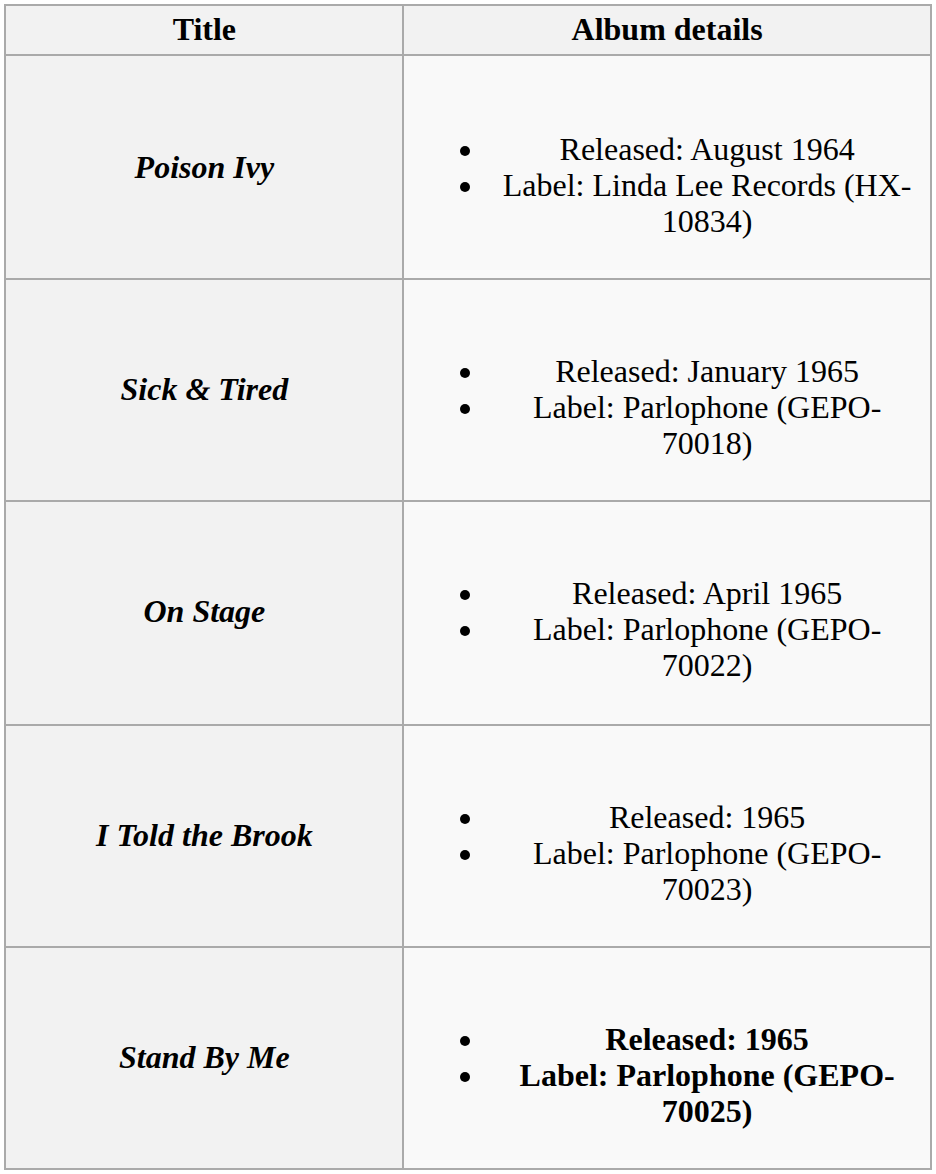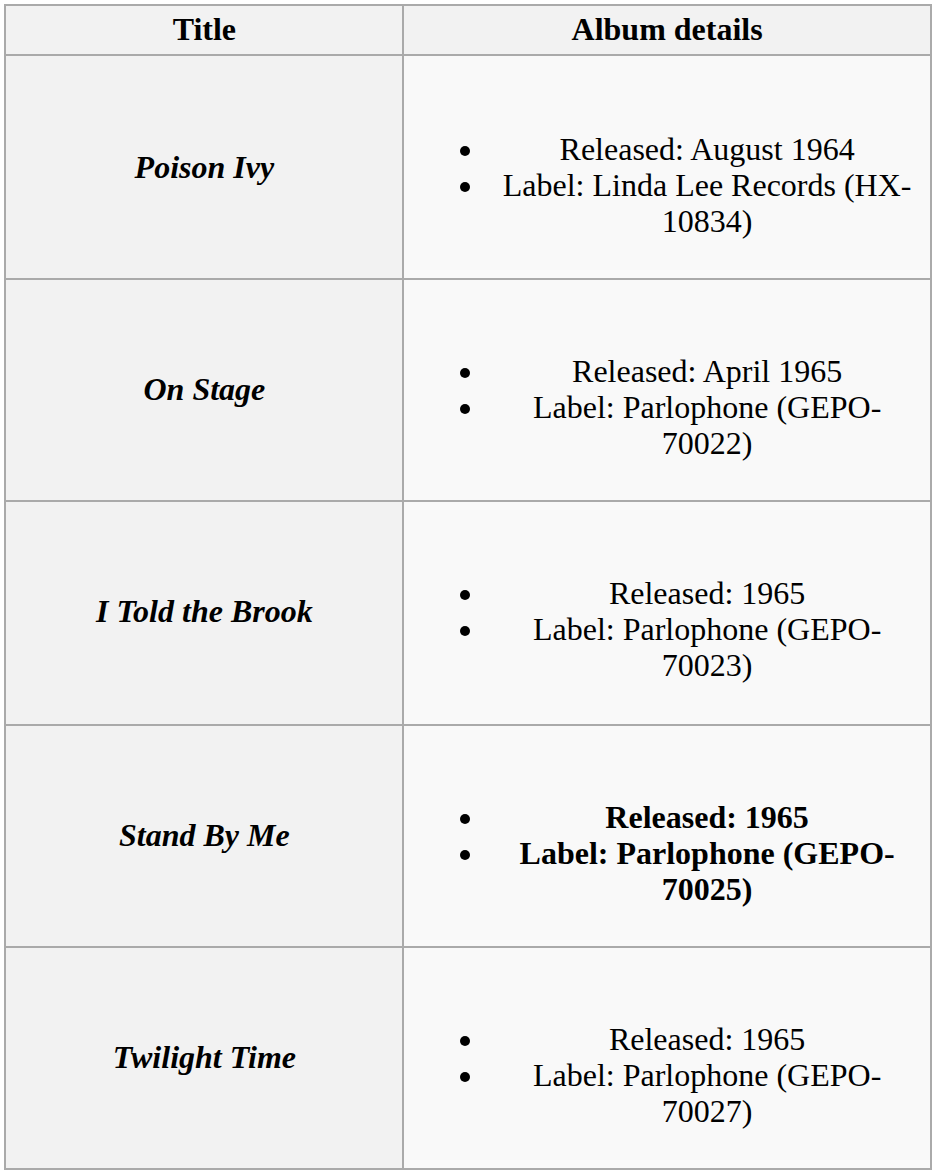- row: (204, 389)
+ row: (204, 1057)
